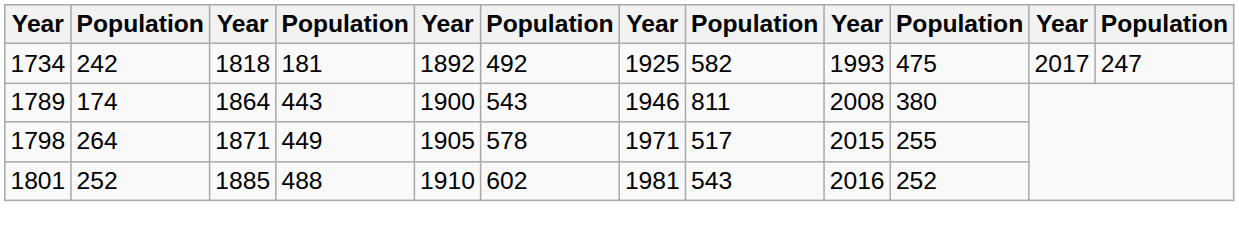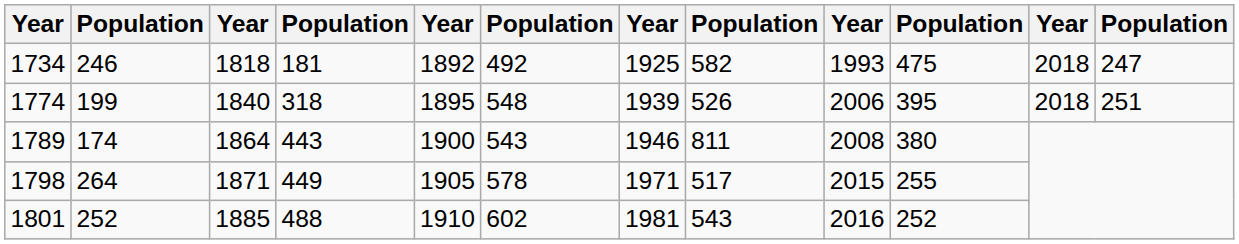(97, 63) 242 -> (97, 63) 246
(1062, 63) 2017 -> (1062, 63) 2018
+ row: (38, 102)
